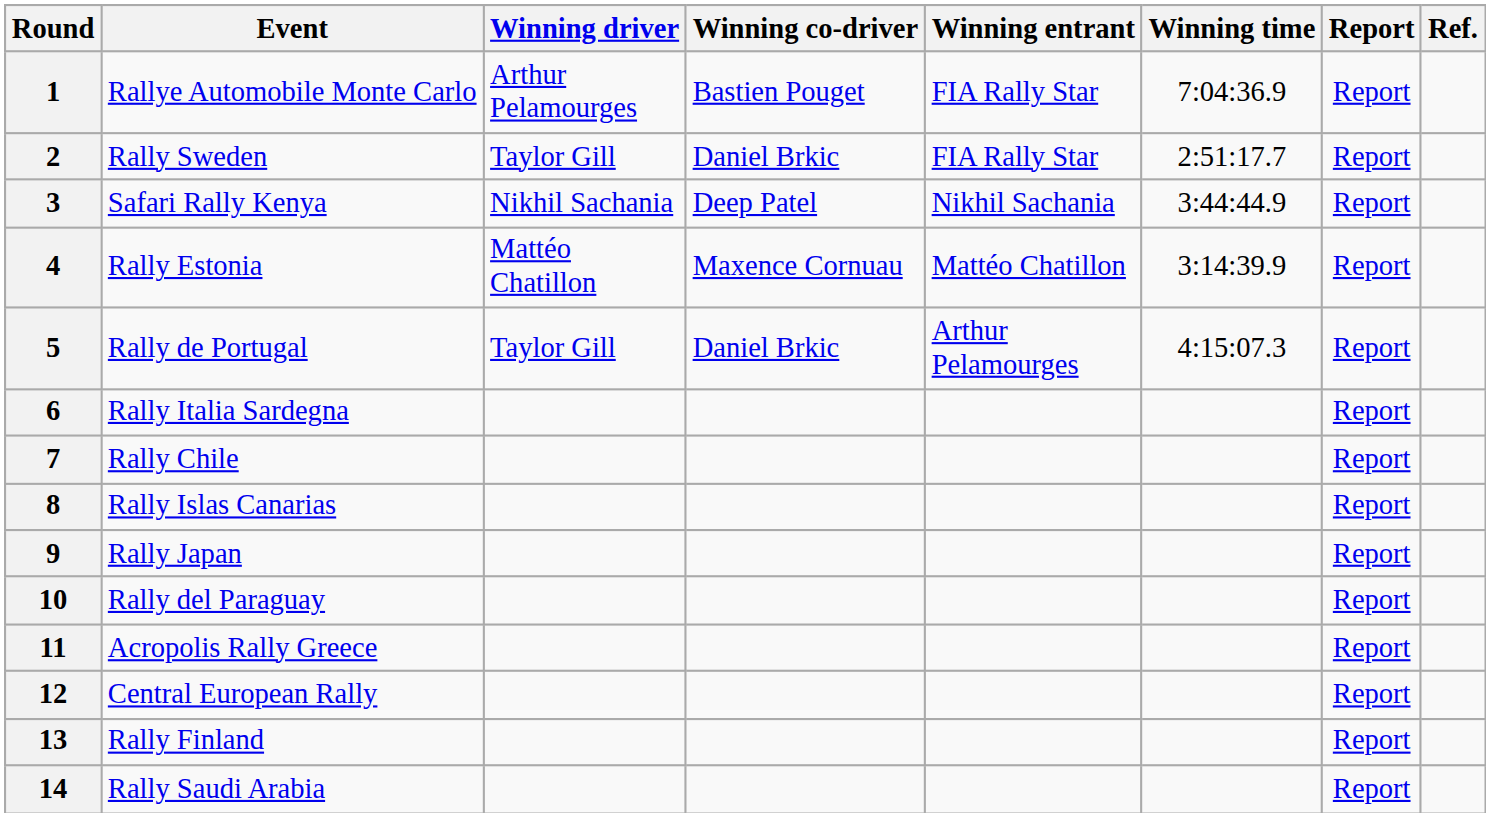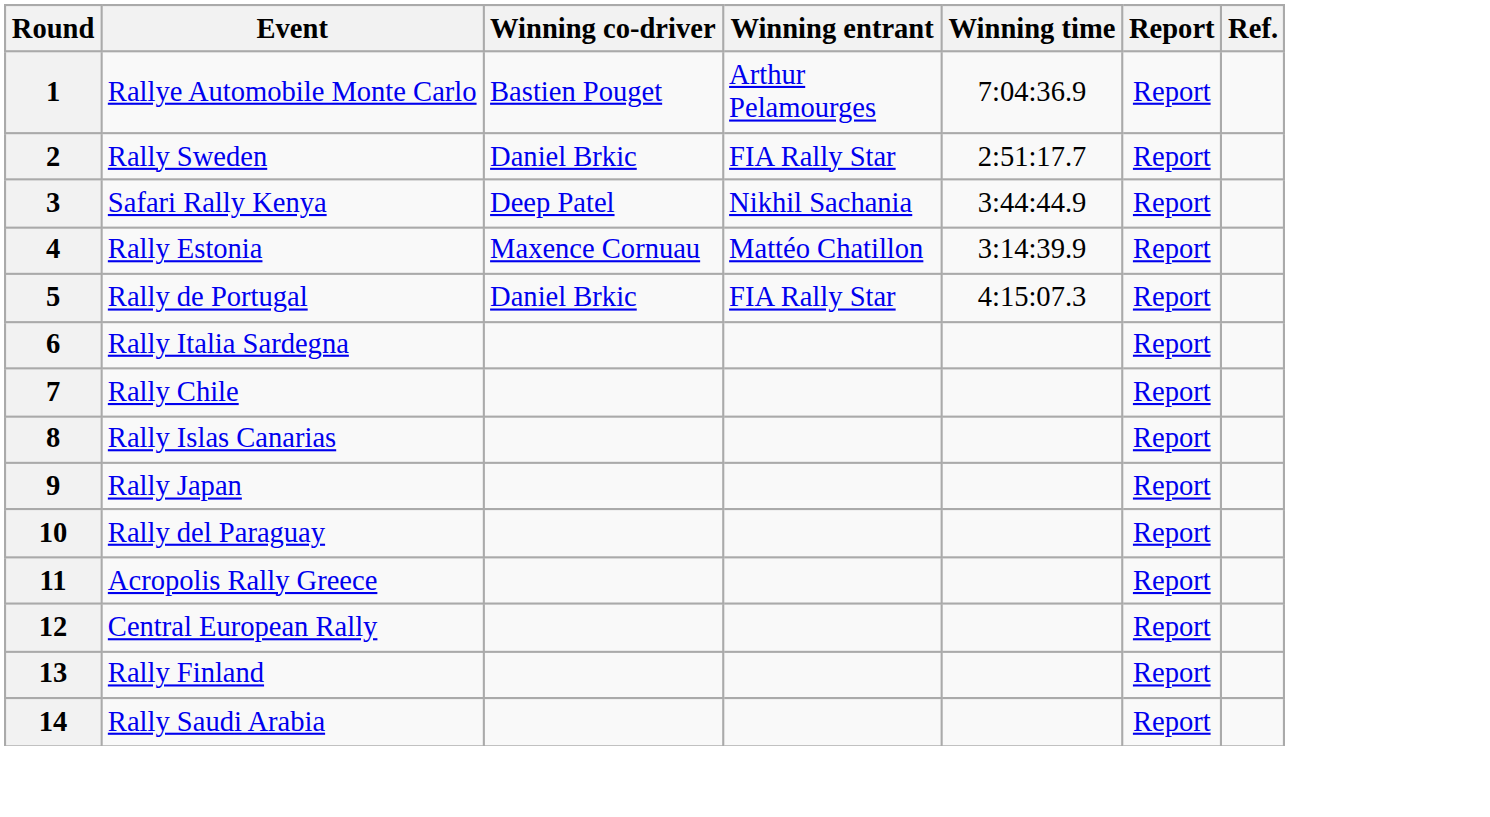- column: (585, 27)
(1015, 91) FIA Rally Star -> (803, 91) Arthur Pelamourges
(1005, 347) Arthur Pelamourges -> (812, 296) FIA Rally Star
